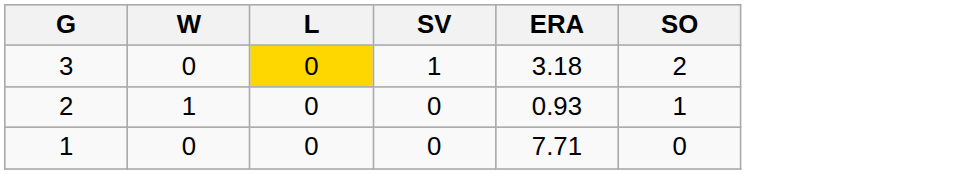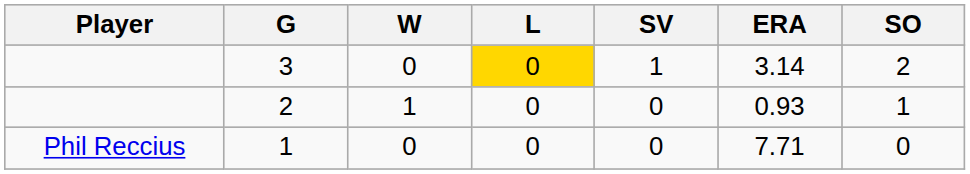+ column: (114, 24)
(557, 65) 3.18 -> (780, 65) 3.14
